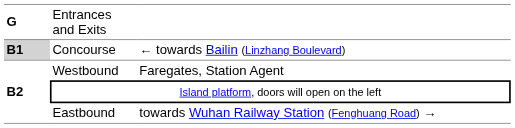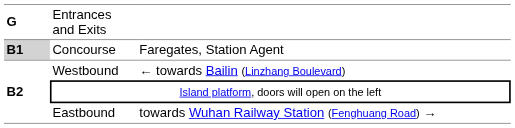(242, 50) ← towards Bailin (Linzhang Boulevard) -> (212, 50) Faregates, Station Agent
(212, 70) Faregates, Station Agent -> (242, 70) ← towards Bailin (Linzhang Boulevard)
